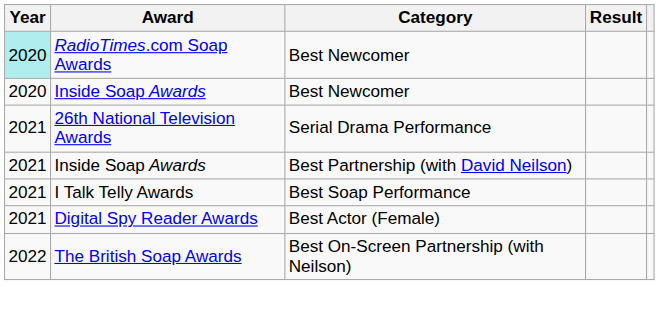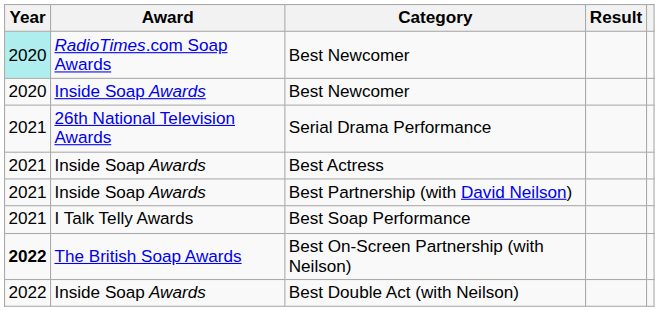+ row: (130, 165)
- row: (156, 219)
(28, 256) normal -> (28, 256) bold
+ row: (130, 293)
